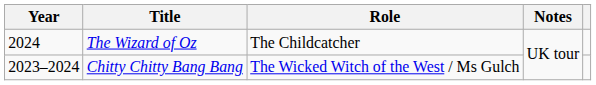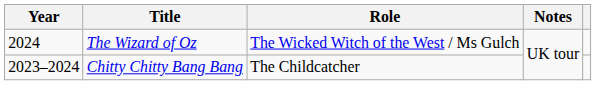(305, 42) The Childcatcher -> (385, 42) The Wicked Witch of the West / Ms Gulch
(385, 67) The Wicked Witch of the West / Ms Gulch -> (305, 67) The Childcatcher
